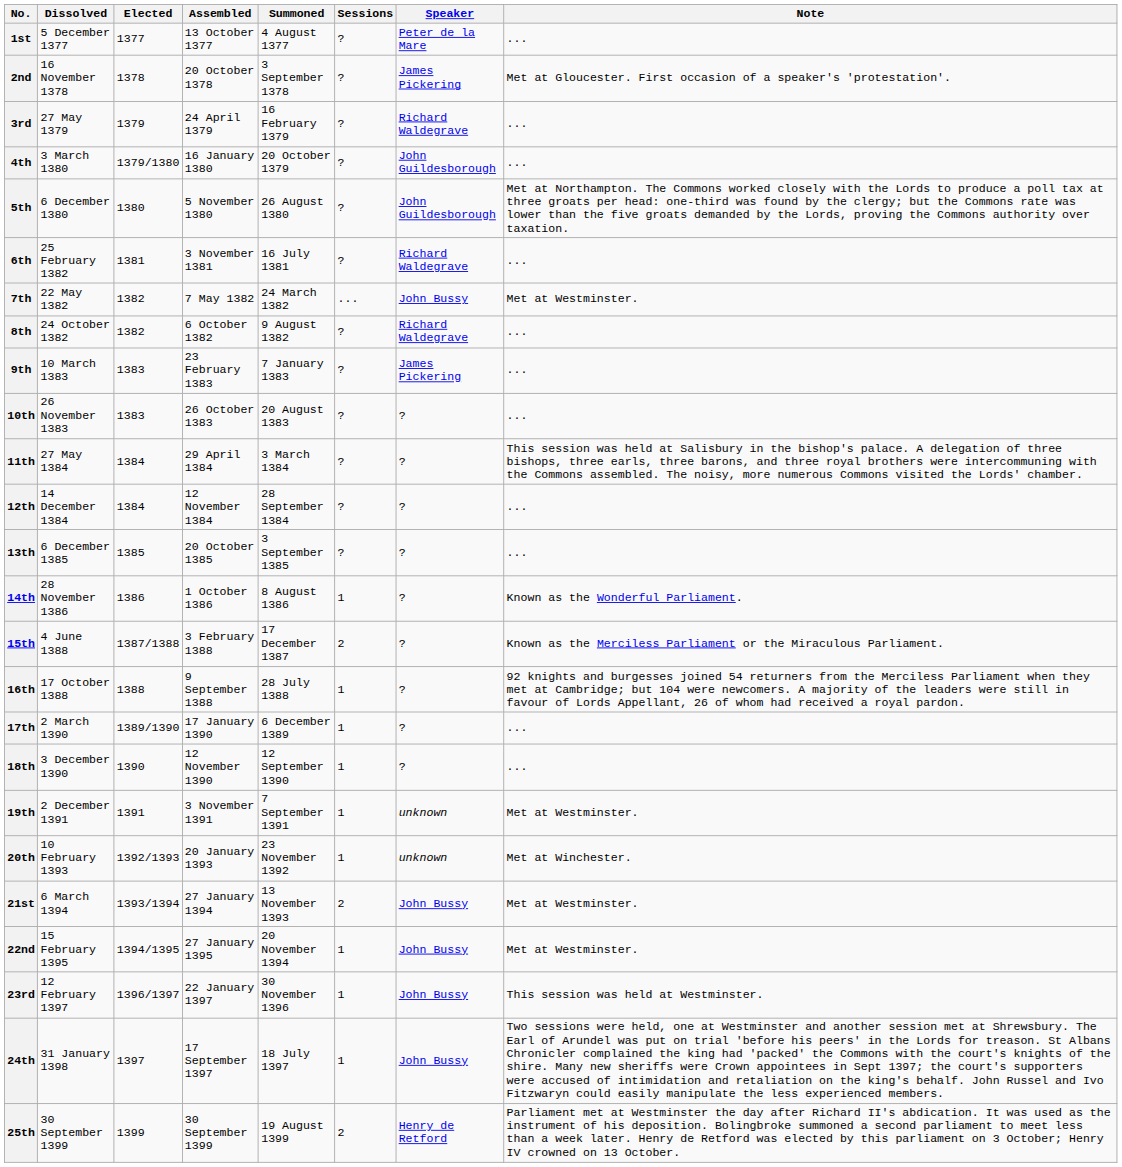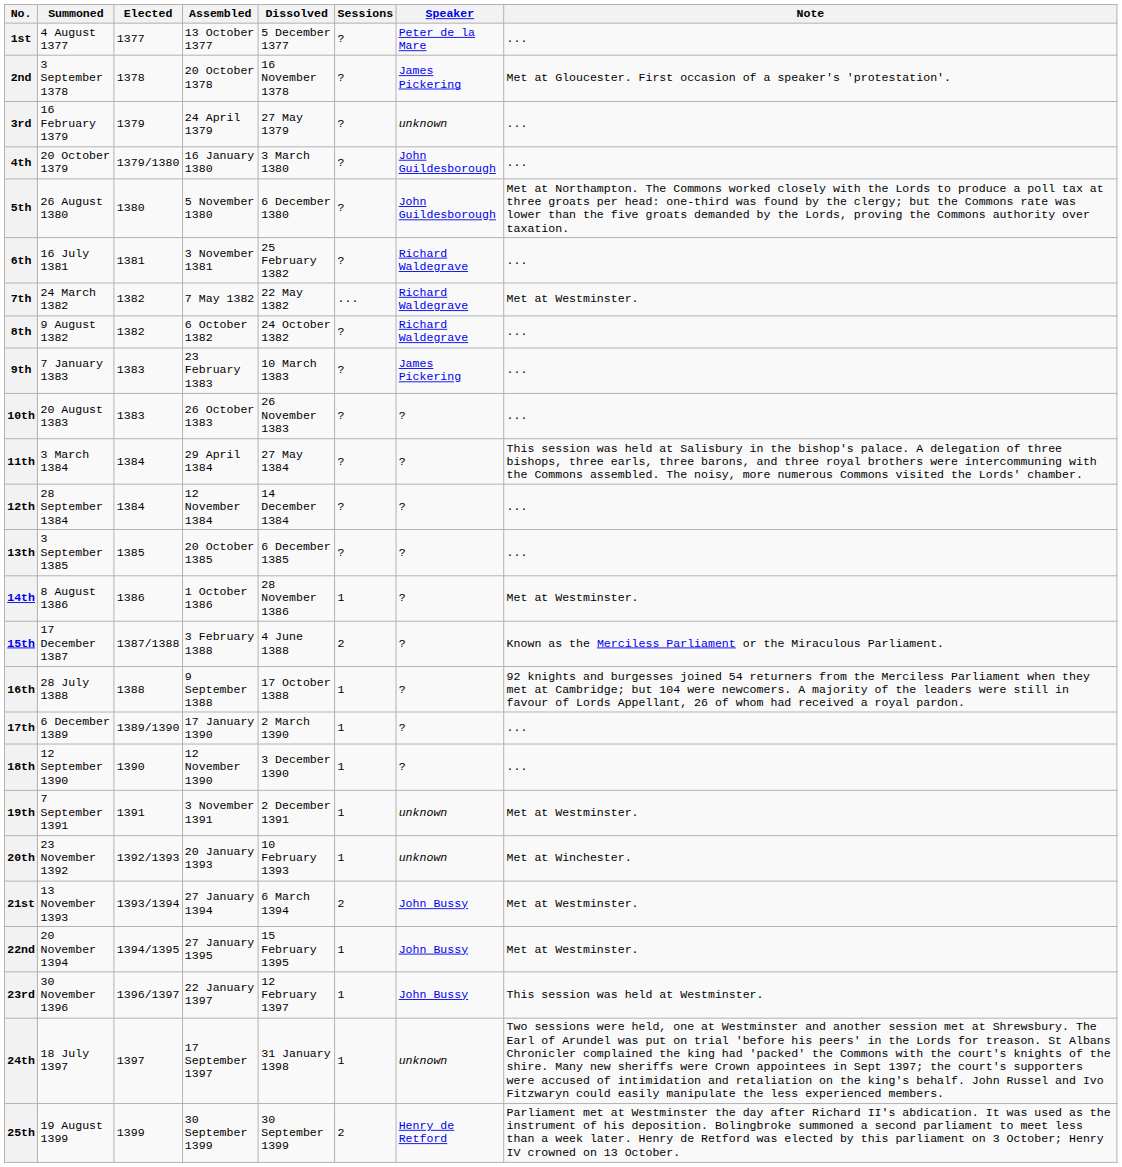columns swapped: (297, 14) <-> (76, 14)
(433, 124) Richard Waldegrave -> (423, 124) unknown
(433, 299) John Bussy -> (433, 299) Richard Waldegrave
(625, 598) Known as the Wonderful Parliament. -> (573, 598) Met at Westminster.
(433, 1061) John Bussy -> (423, 1061) unknown
